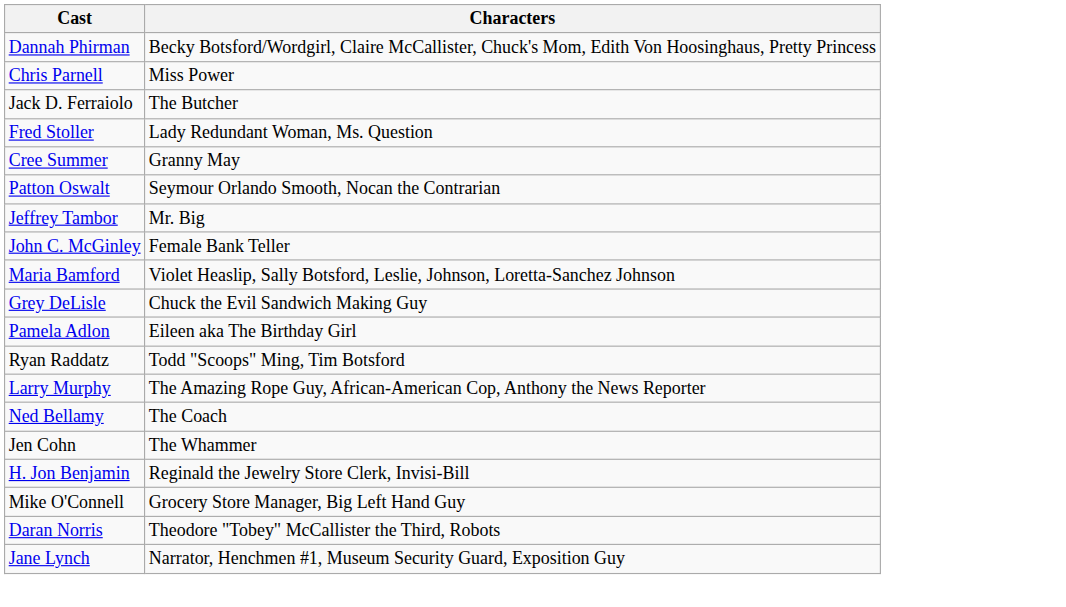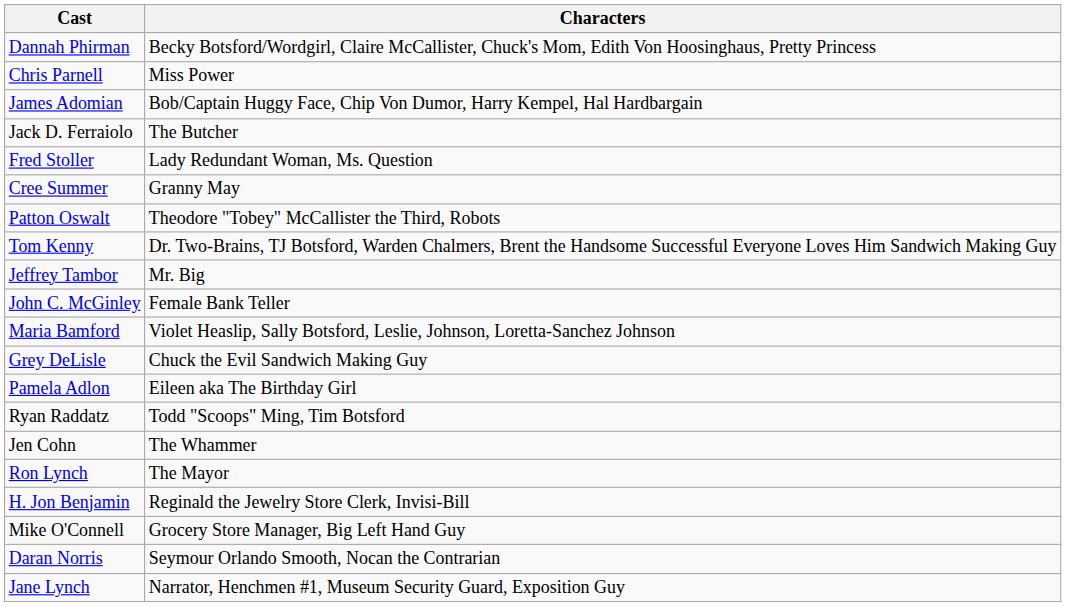+ row: (66, 103)
(325, 189) Seymour Orlando Smooth, Nocan the Contrarian -> (325, 217) Theodore "Tobey" McCallister the Third, Robots
+ row: (51, 246)
- row: (60, 388)
- row: (56, 416)
+ row: (48, 473)
(325, 530) Theodore "Tobey" McCallister the Third, Robots -> (325, 558) Seymour Orlando Smooth, Nocan the Contrarian
